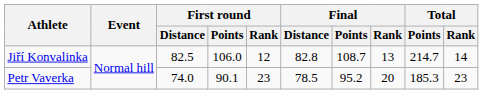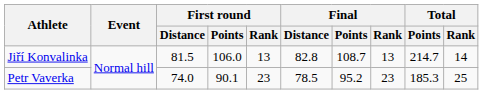(182, 57) 82.5 -> (182, 57) 81.5
(264, 57) 12 -> (264, 57) 13
(388, 78) 20 -> (388, 78) 23
(461, 78) 23 -> (461, 78) 25
